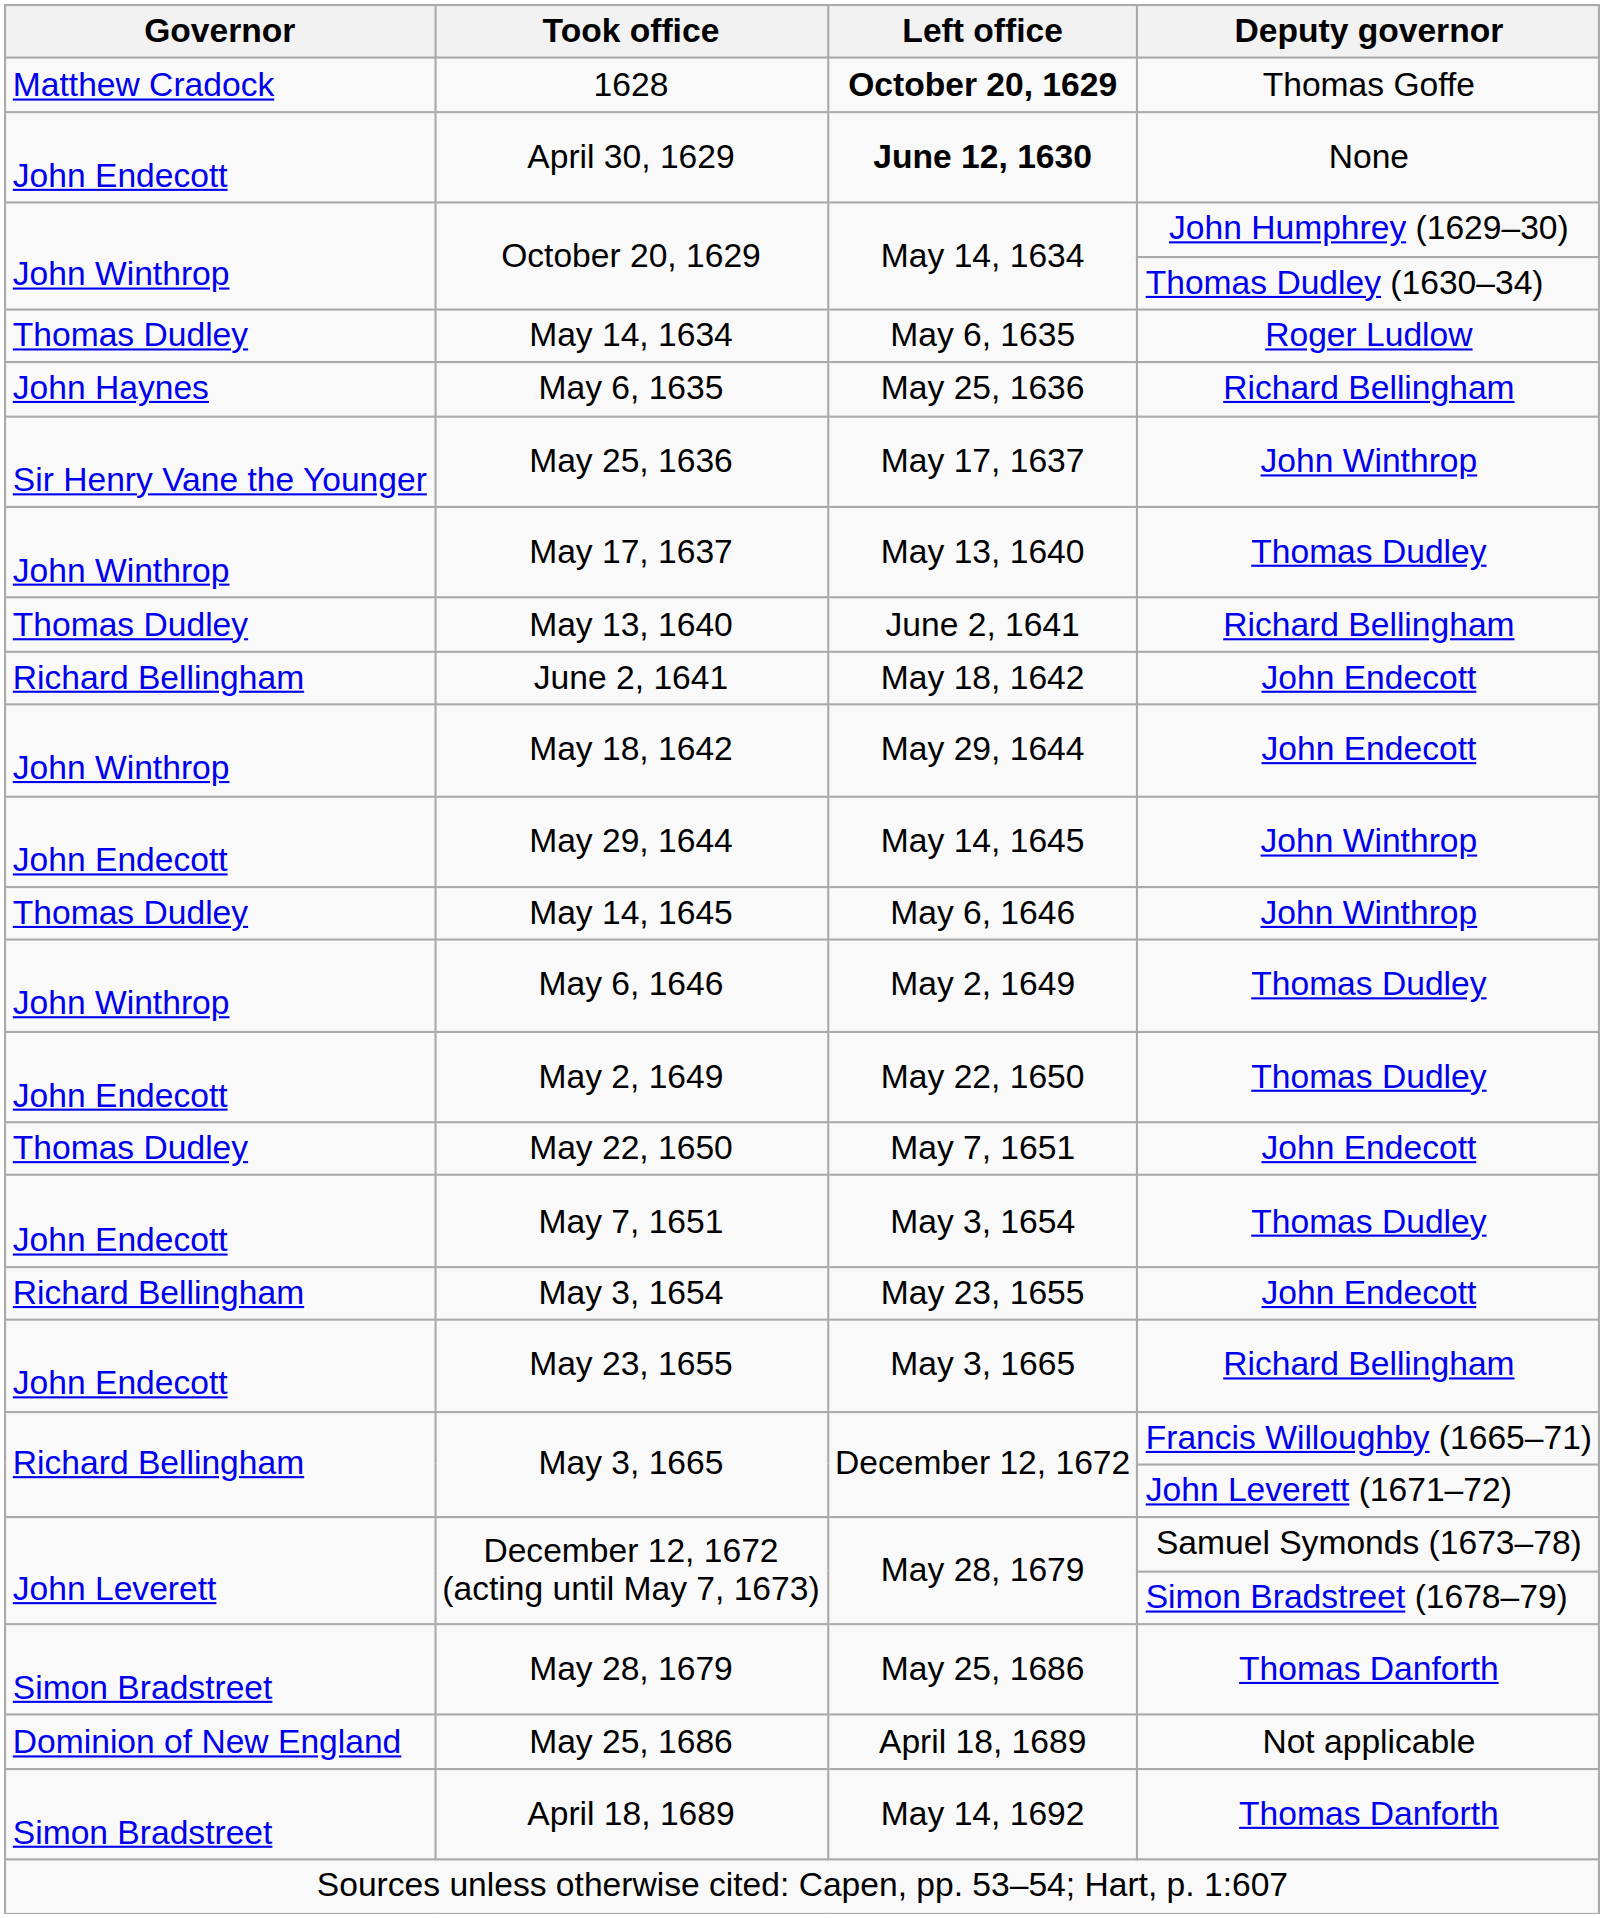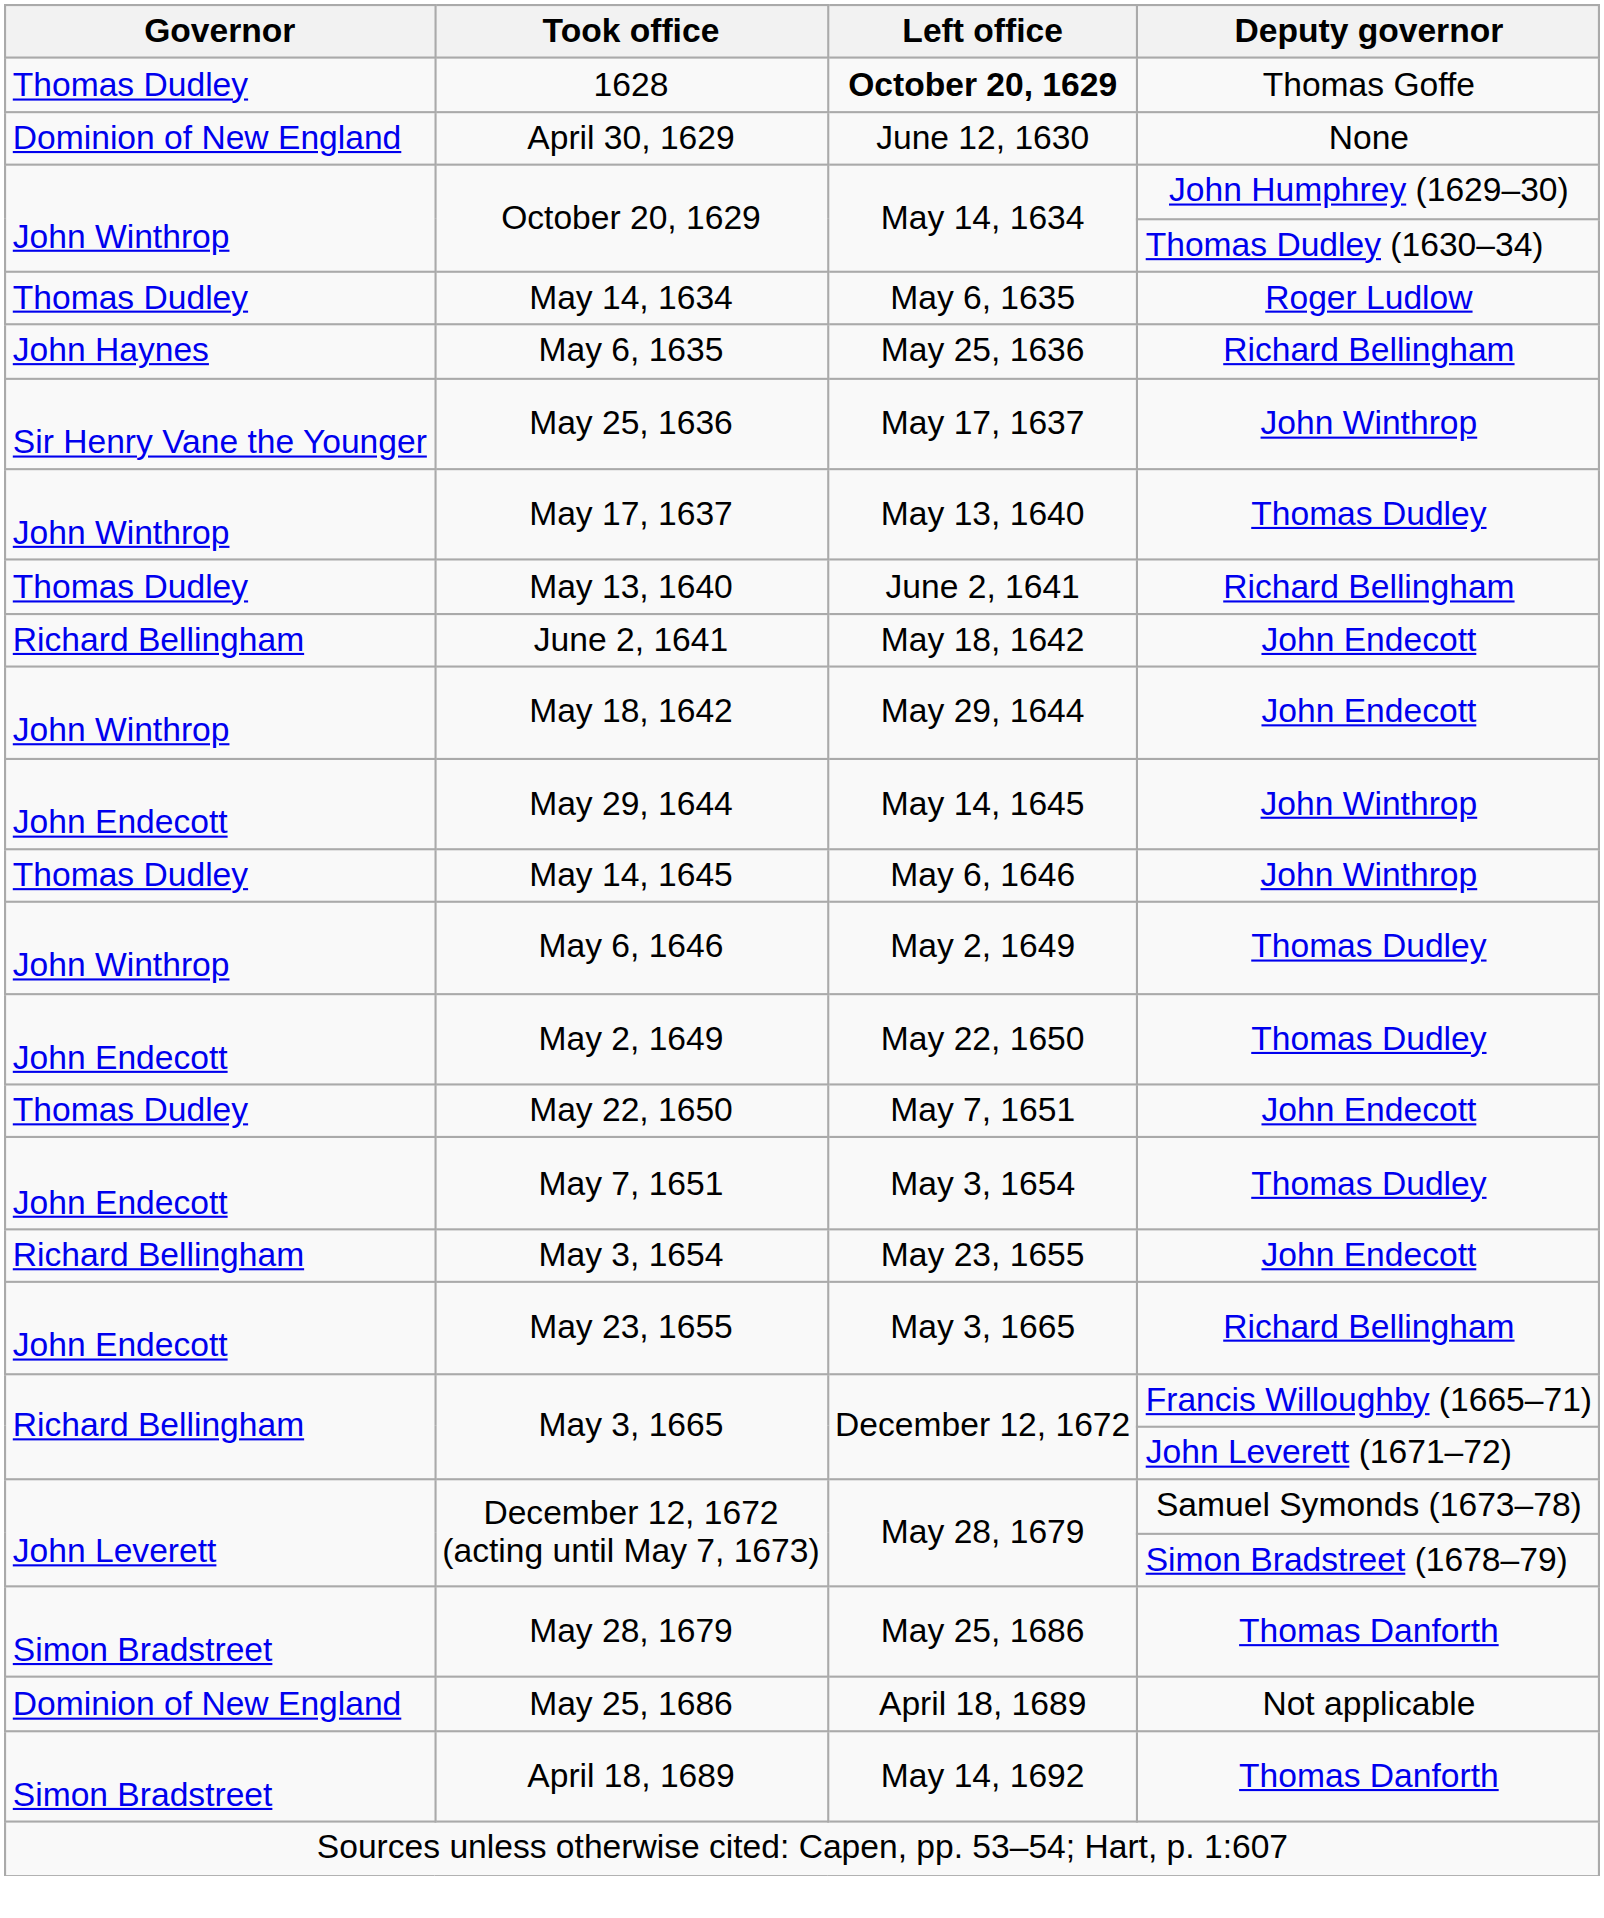(144, 84) Matthew Cradock -> (130, 84) Thomas Dudley
(120, 175) John Endecott -> (207, 137) Dominion of New England
(983, 156) bold -> (983, 137) normal
